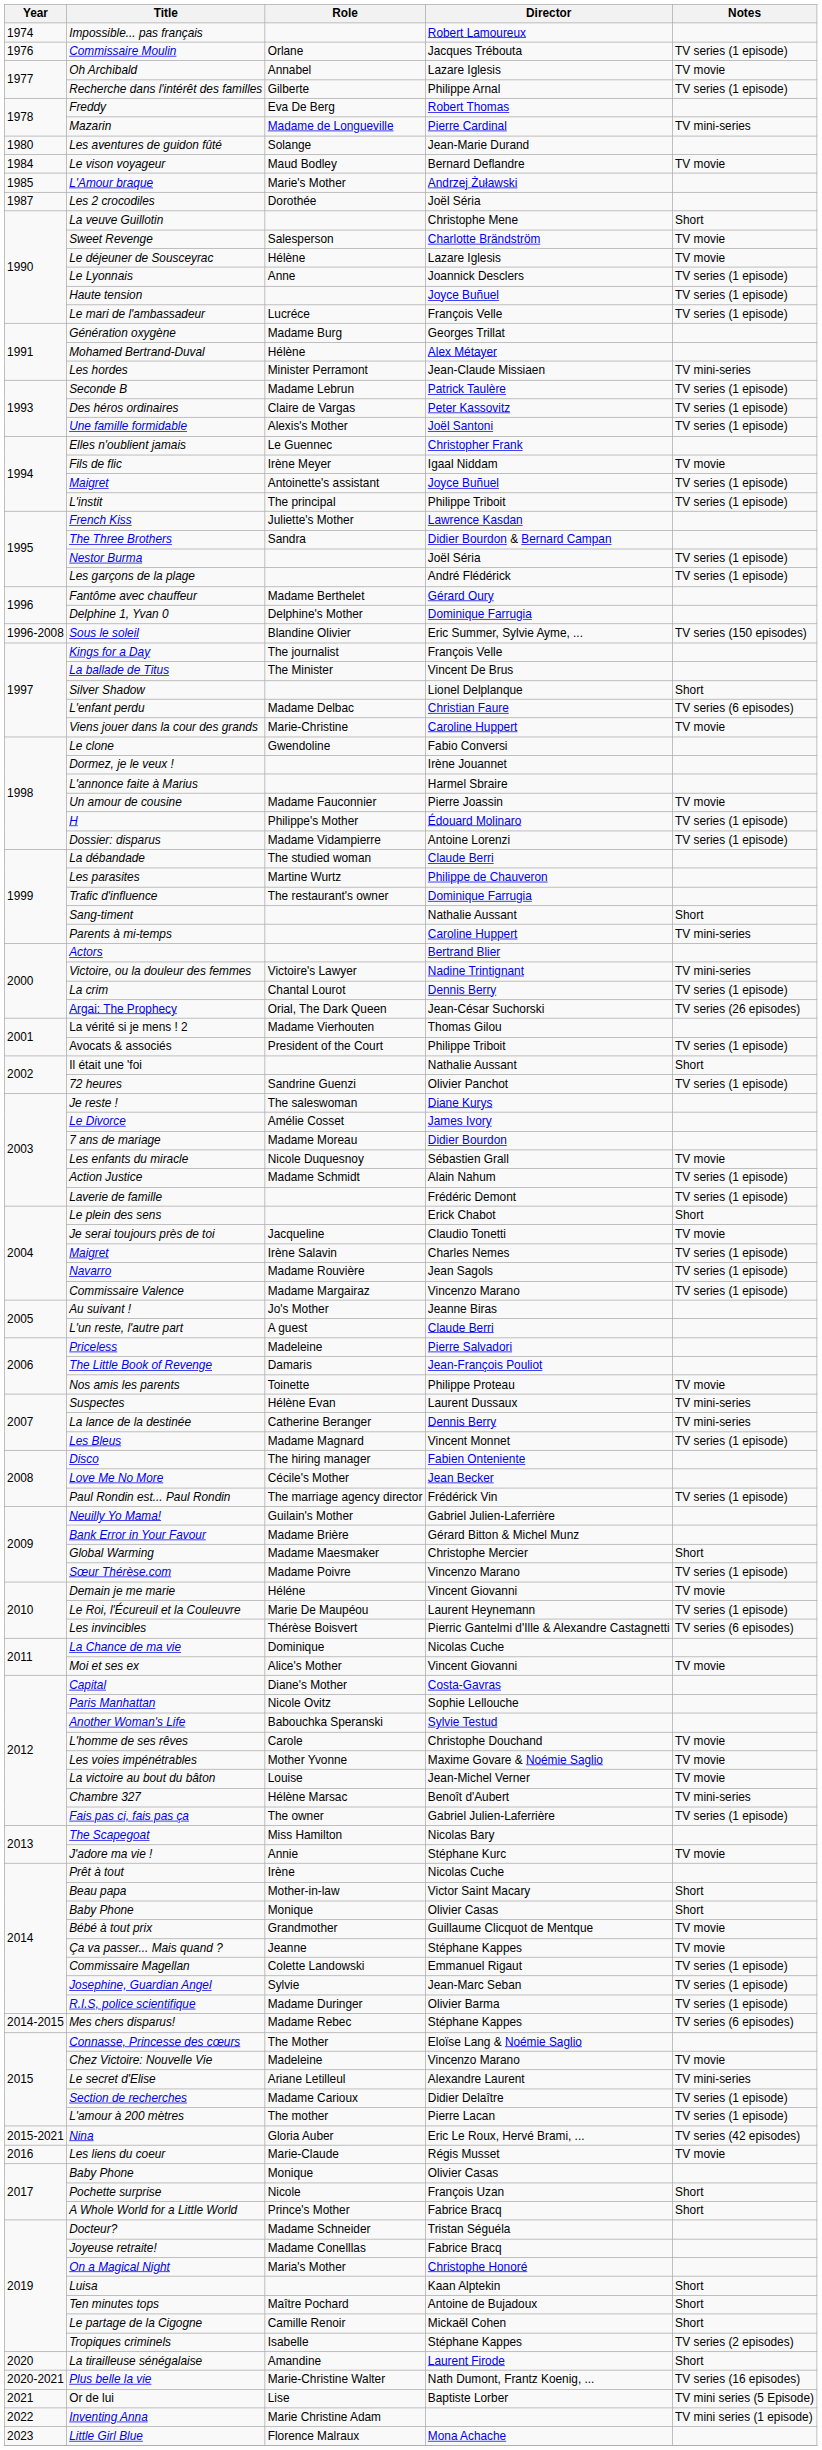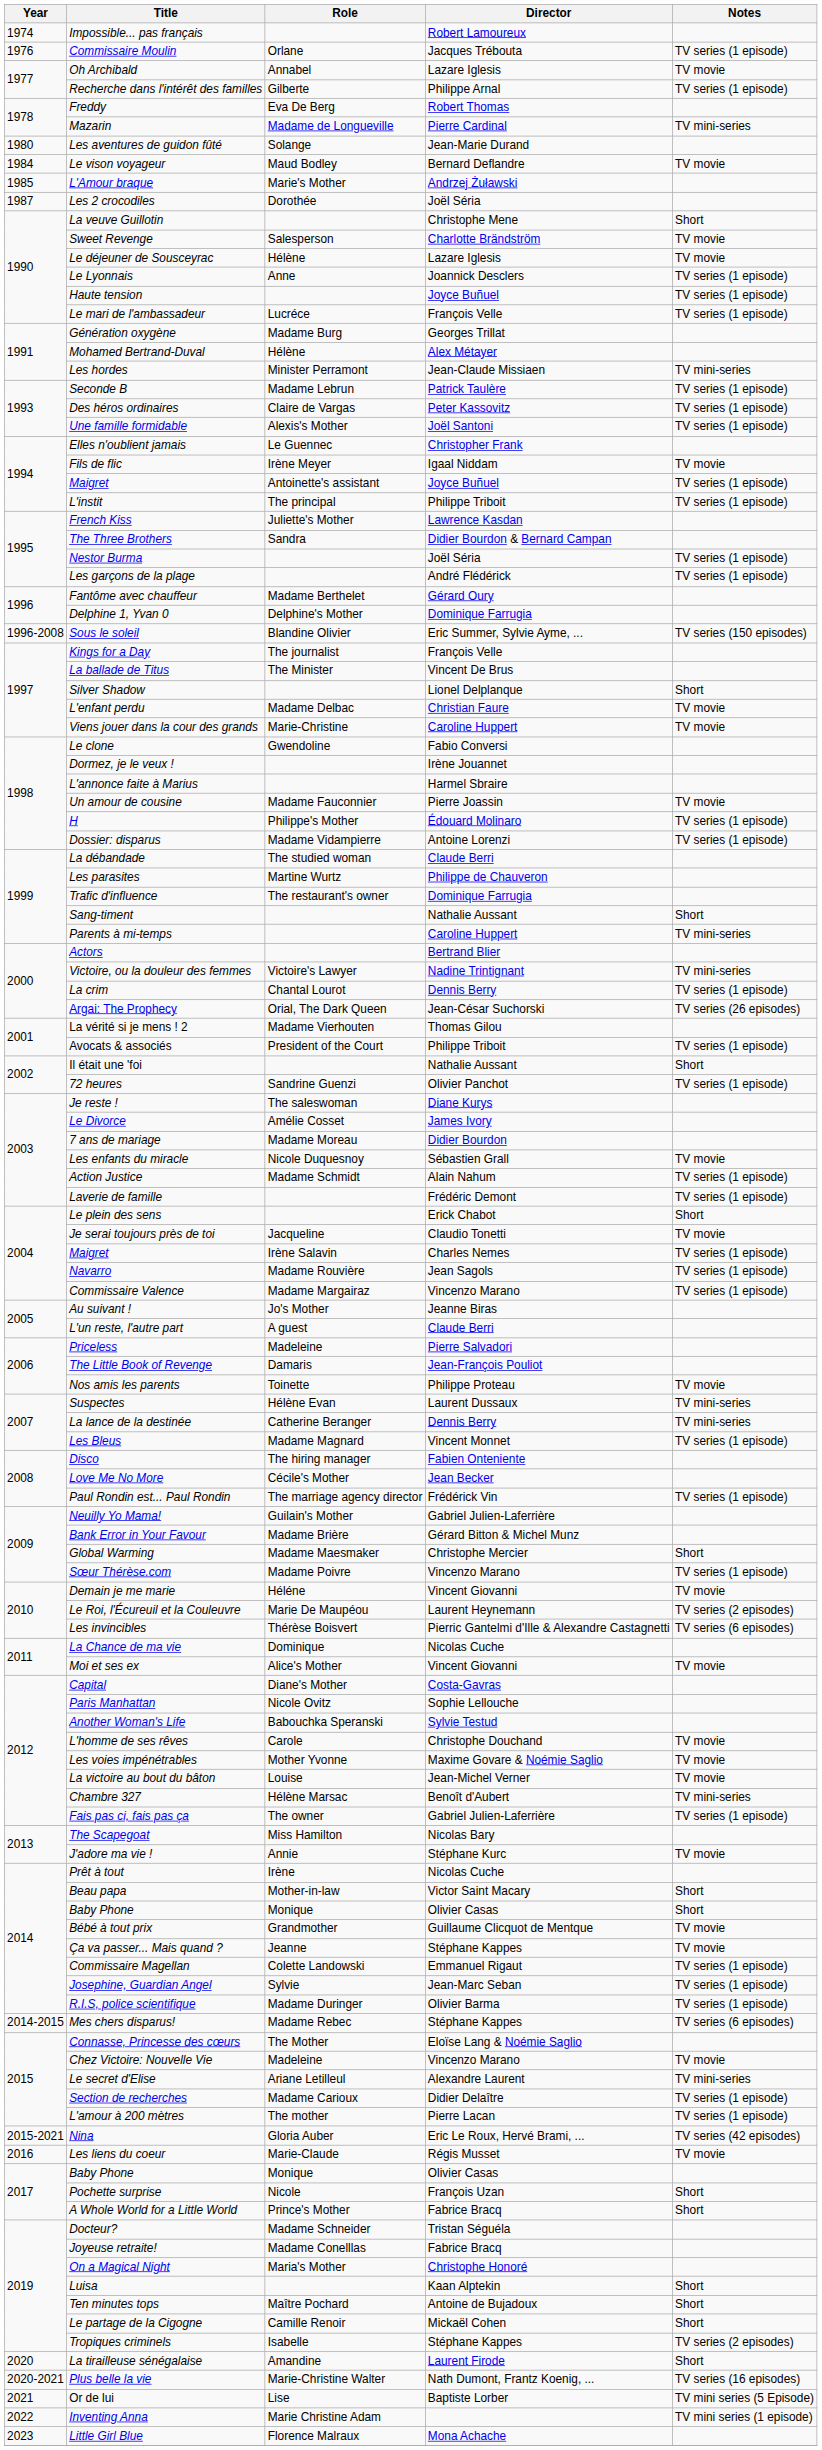(734, 708) TV series (6 episodes) -> (700, 708) TV movie
(731, 1609) TV series (1 episode) -> (734, 1609) TV series (2 episodes)
